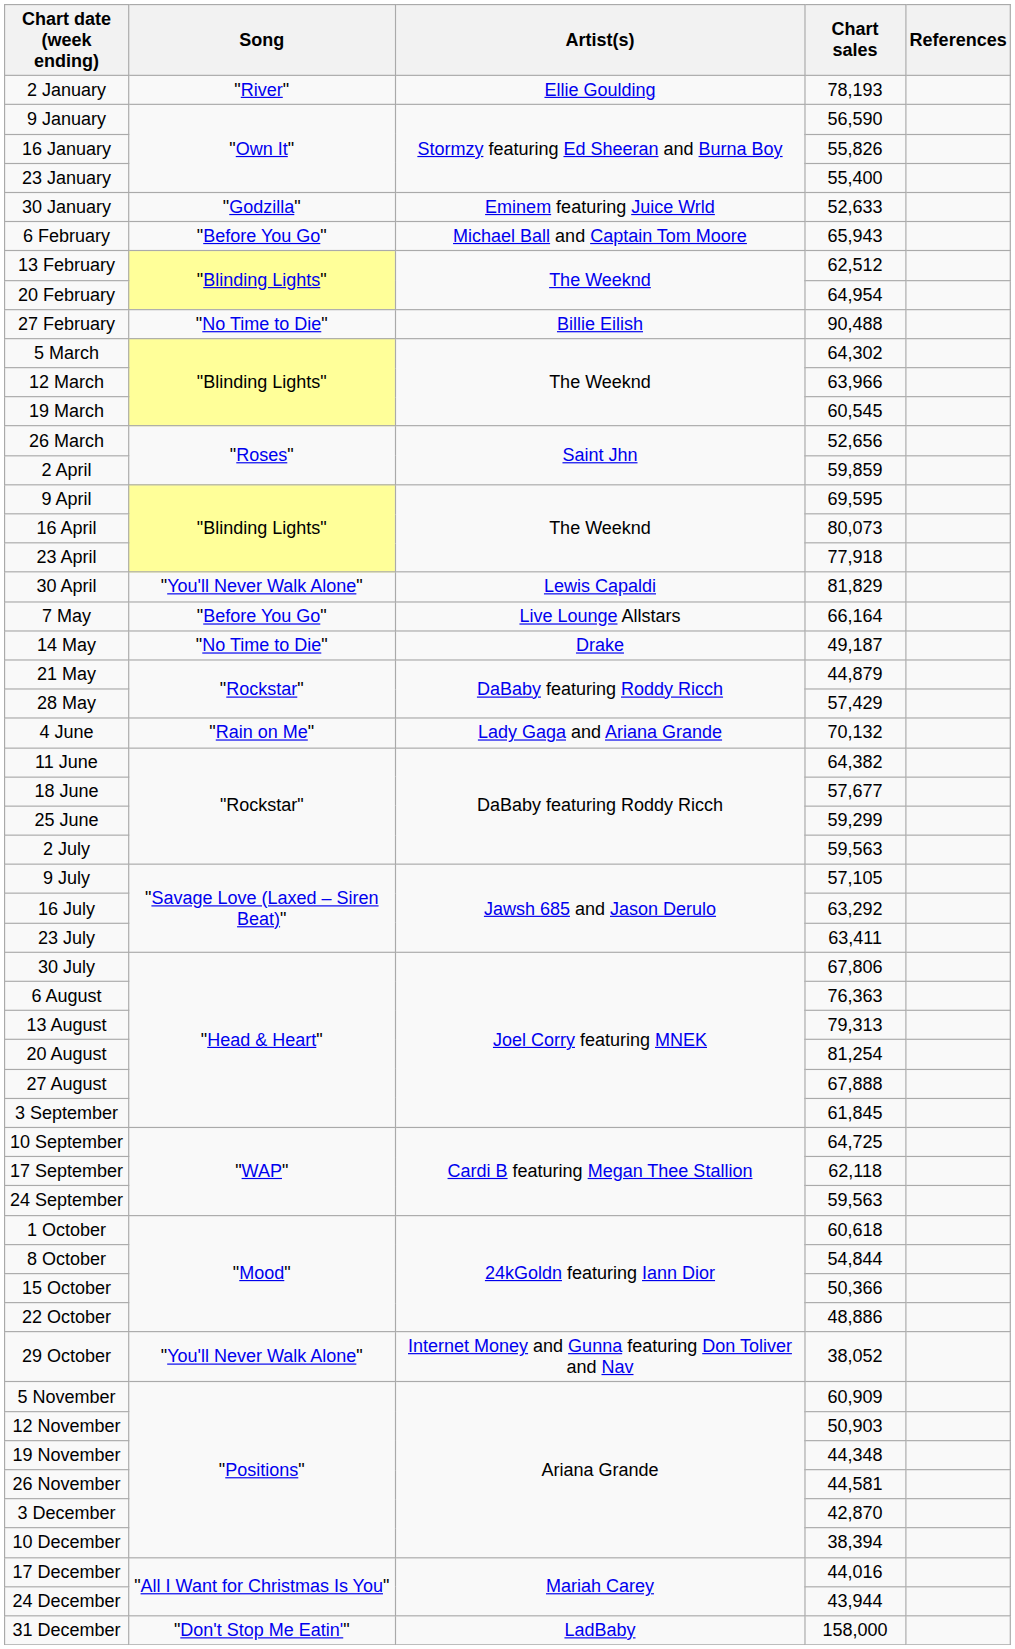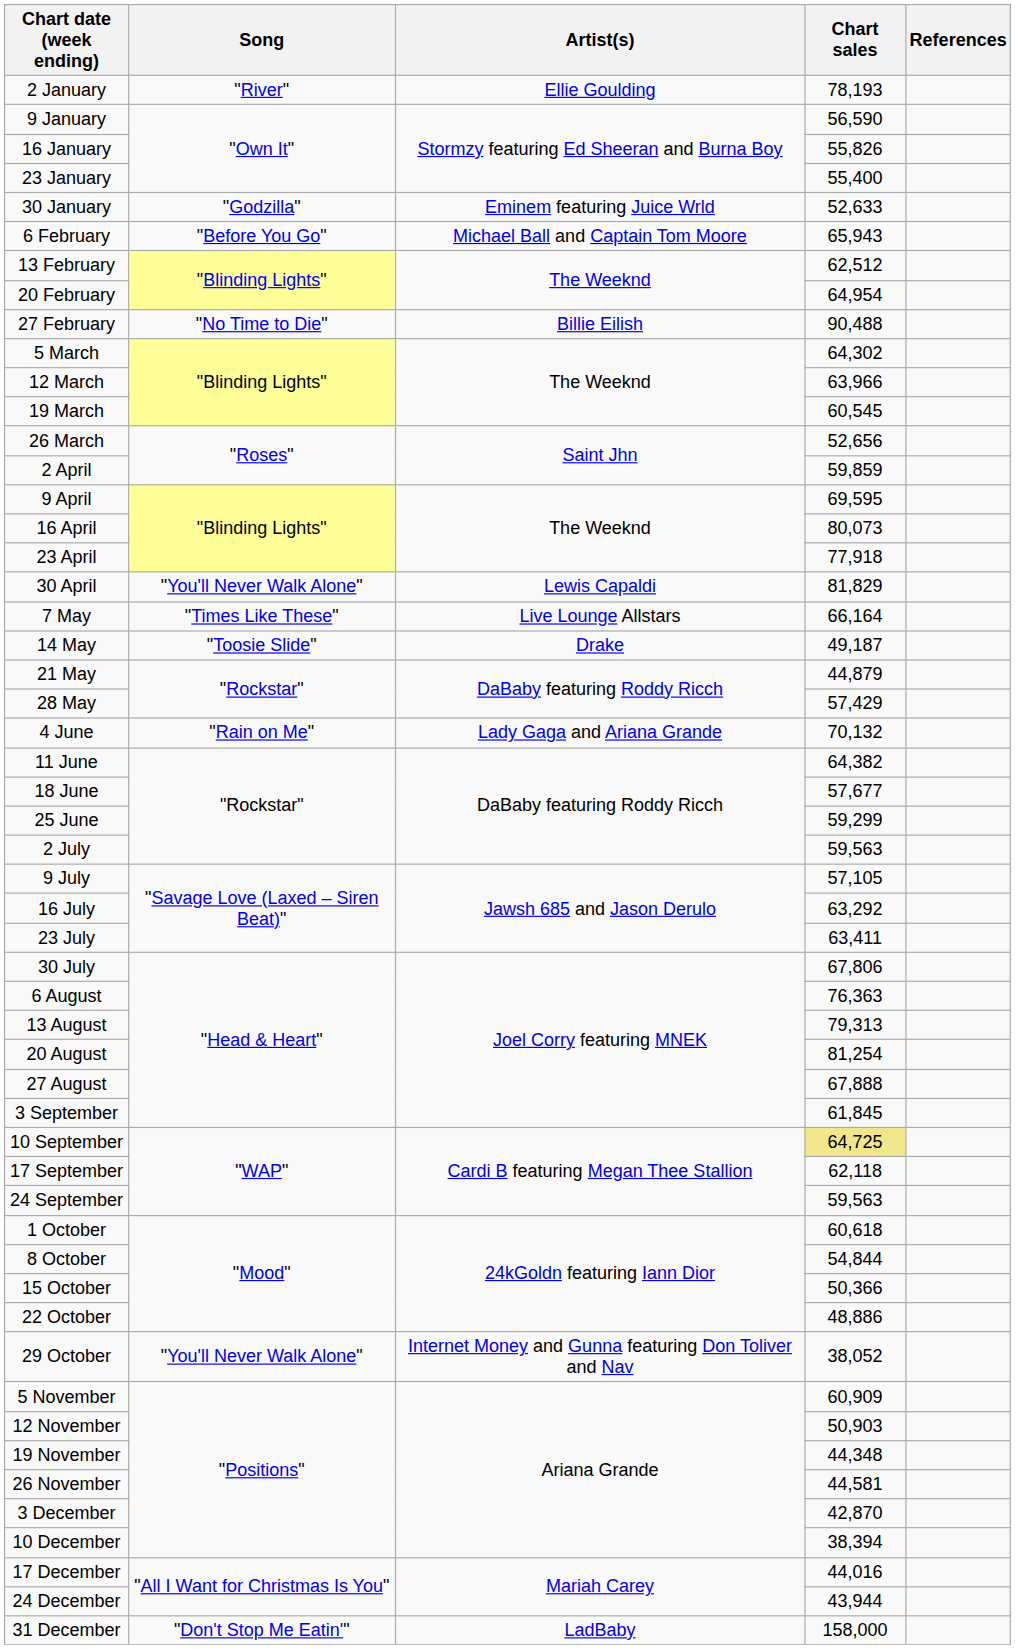(262, 615) "Before You Go" -> (262, 615) "Times Like These"
(262, 644) "No Time to Die" -> (262, 644) "Toosie Slide"
(855, 1141) no background -> (855, 1141) khaki background
